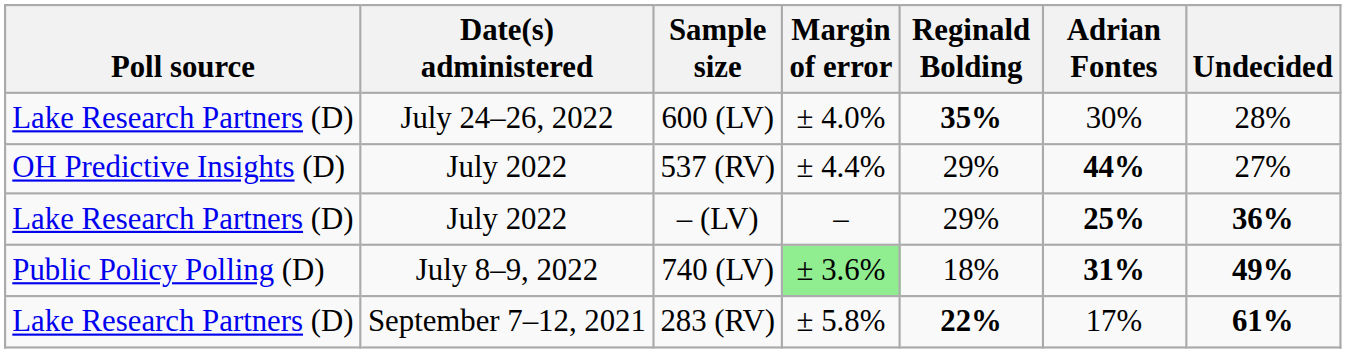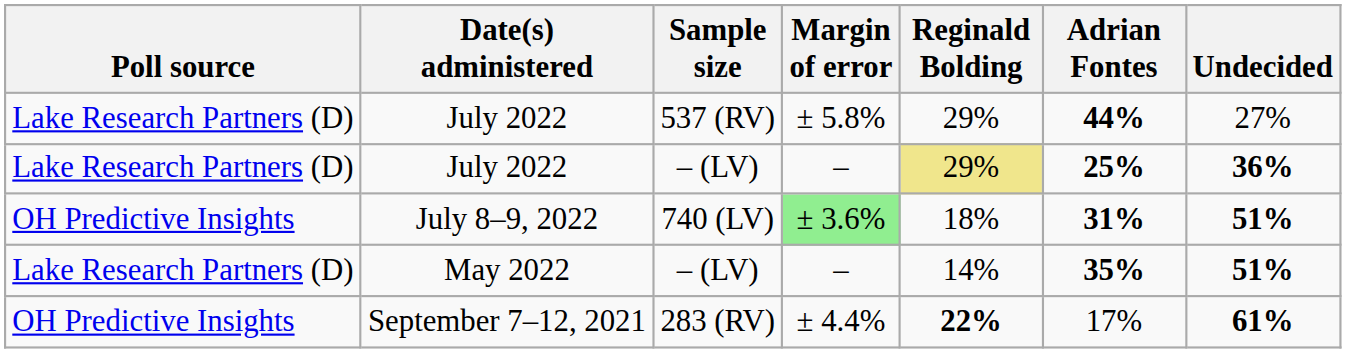- row: (507, 117)
(179, 168) OH Predictive Insights (D) -> (183, 117) Lake Research Partners (D)
(841, 168) ± 4.4% -> (841, 117) ± 5.8%
(971, 219) no background -> (971, 168) khaki background
(168, 269) Public Policy Polling (D) -> (153, 219) OH Predictive Insights
(1263, 269) 49% -> (1263, 219) 51%
+ row: (507, 269)
(183, 320) Lake Research Partners (D) -> (153, 320) OH Predictive Insights
(841, 320) ± 5.8% -> (841, 320) ± 4.4%
